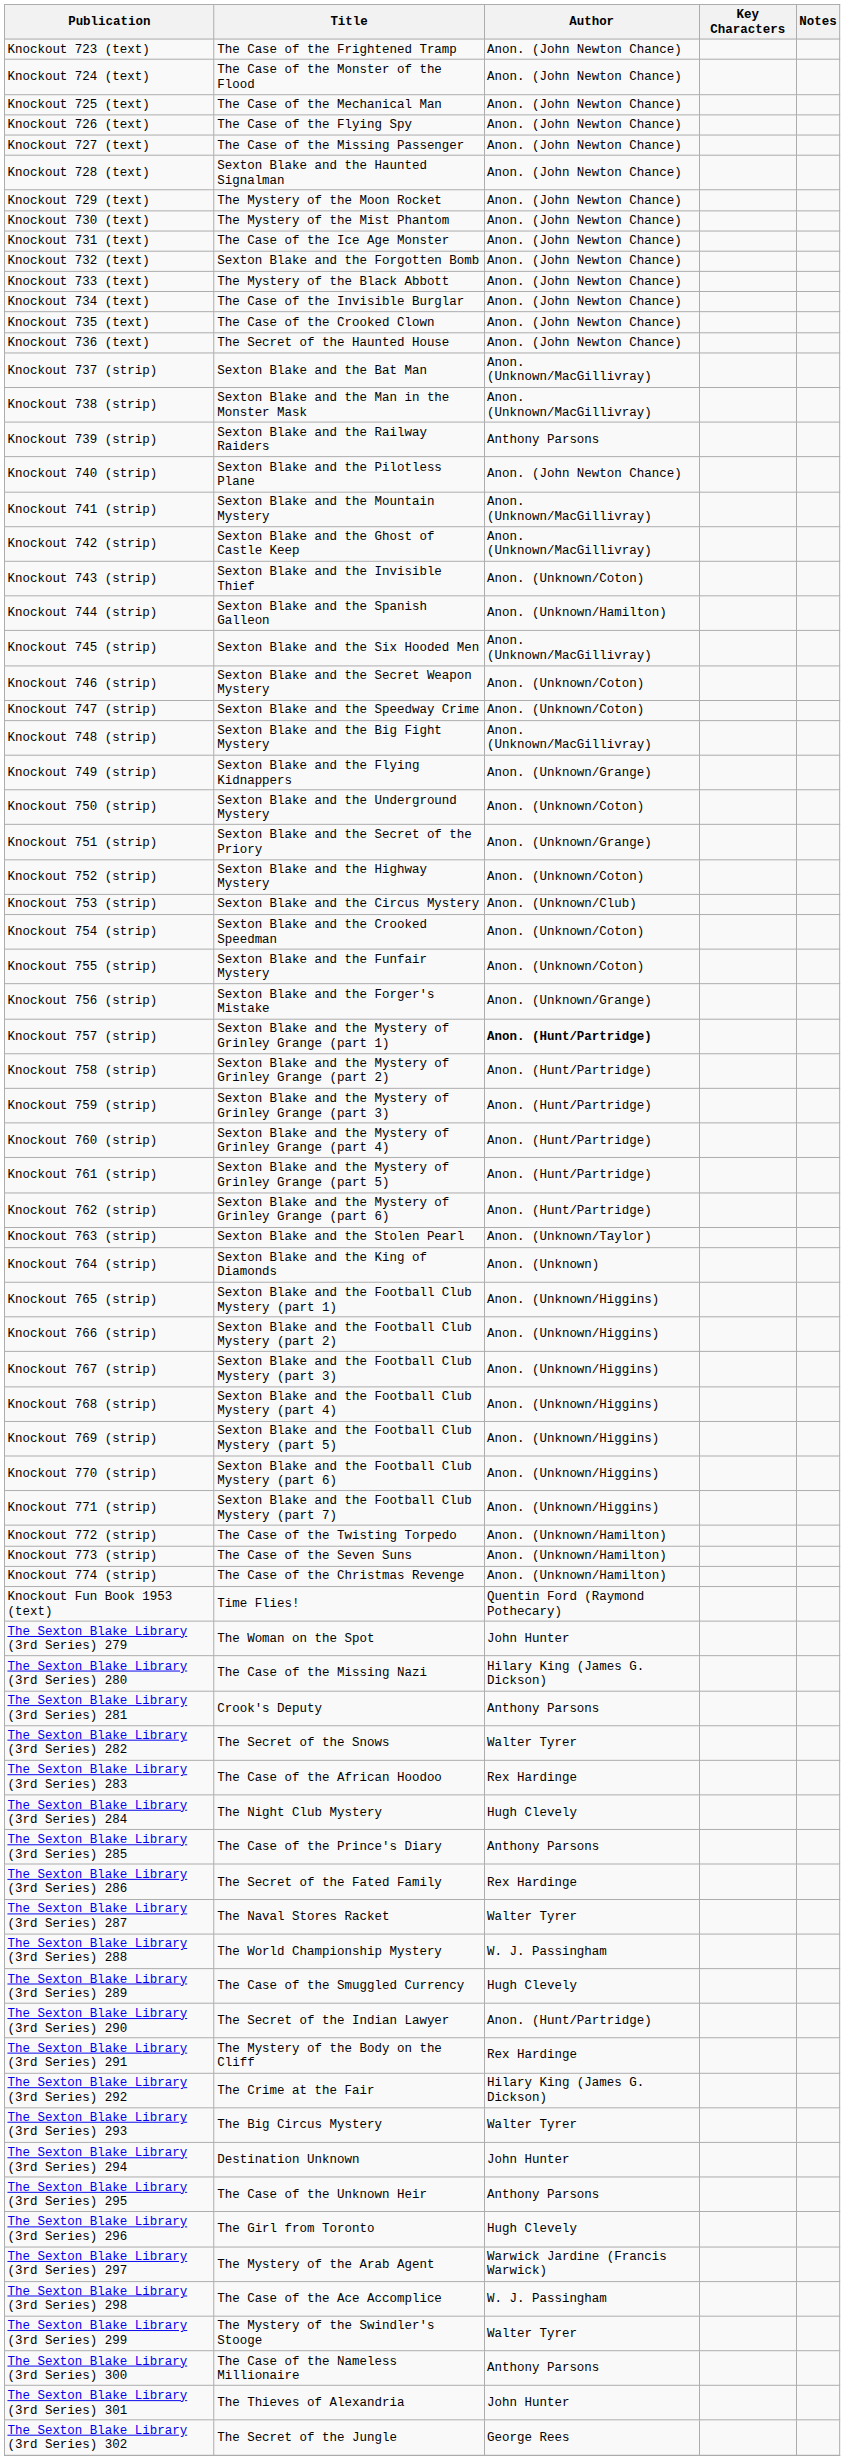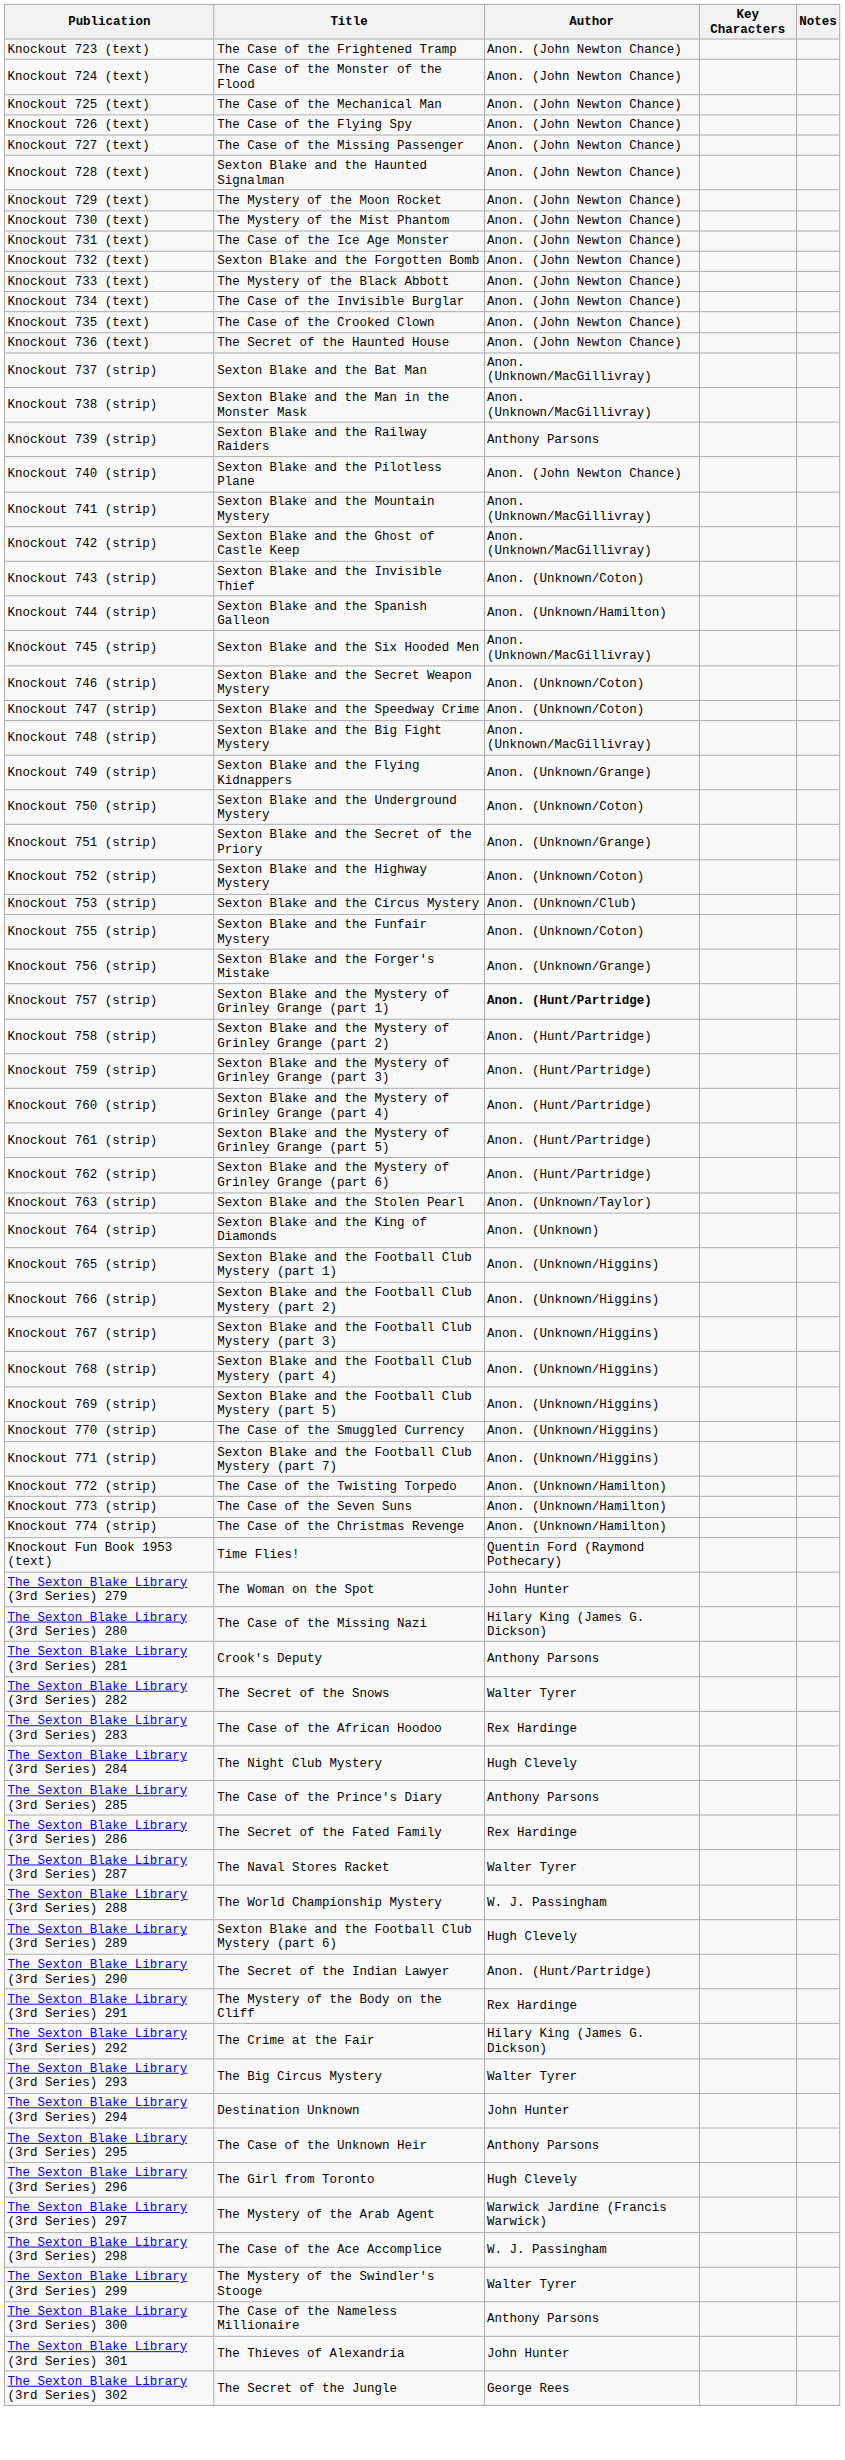- row: (82, 932)
(344, 1473) Sexton Blake and the Football Club Mystery (part 6) -> (341, 1431) The Case of the Smuggled Currency
(341, 1986) The Case of the Smuggled Currency -> (344, 1937) Sexton Blake and the Football Club Mystery (part 6)
